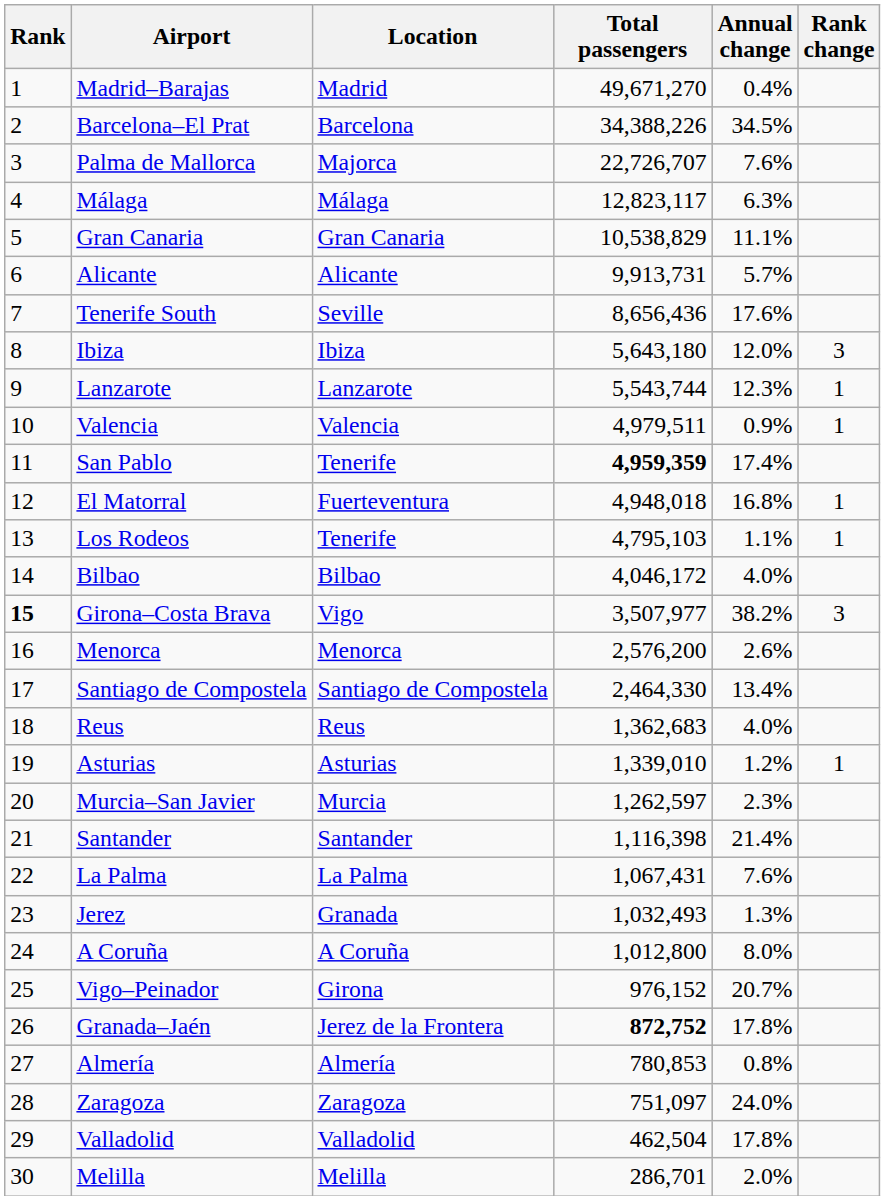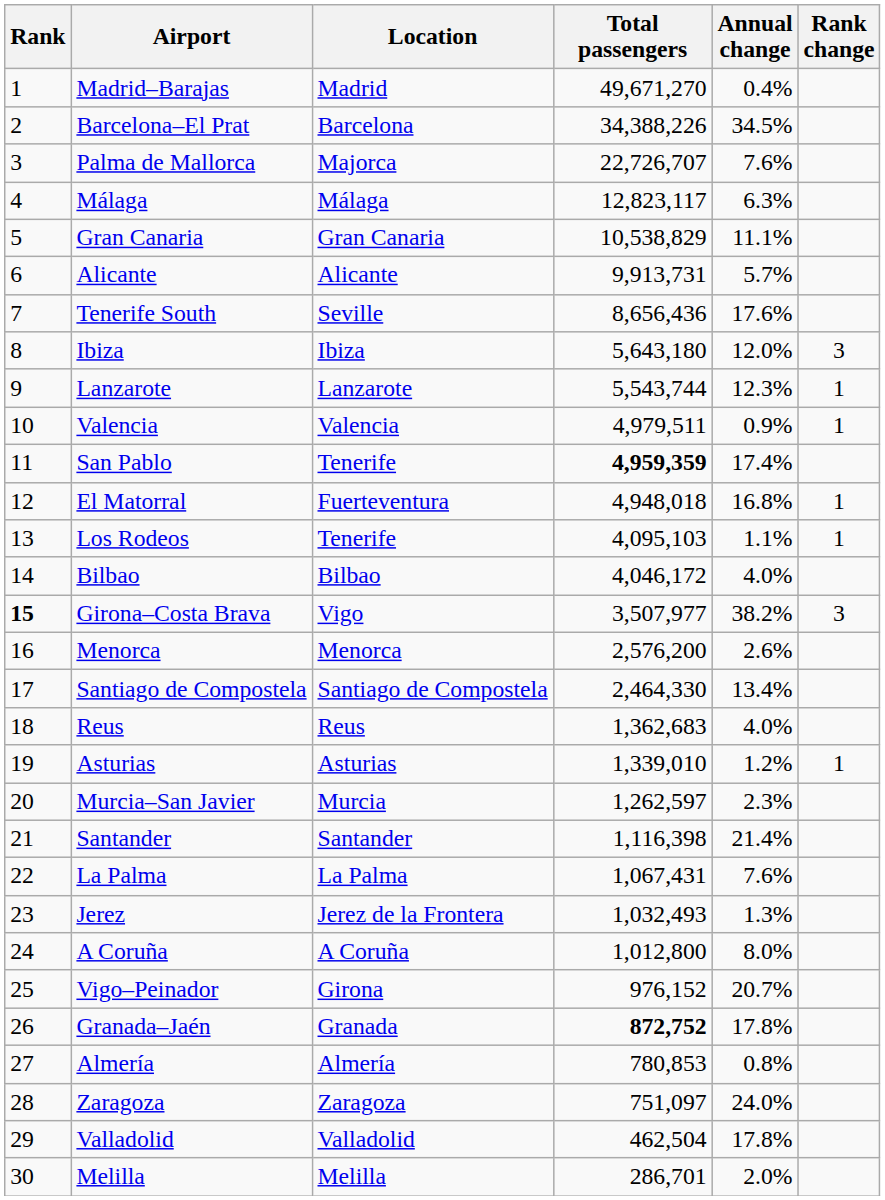(659, 538) 4,795,103 -> (659, 538) 4,095,103
(358, 913) Granada -> (411, 913) Jerez de la Frontera
(411, 1026) Jerez de la Frontera -> (358, 1026) Granada
